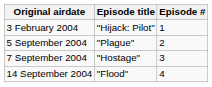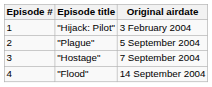columns swapped: (182, 12) <-> (49, 12)
